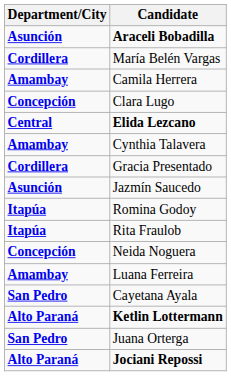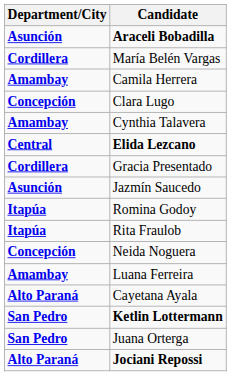rows swapped: (159, 144) <-> (154, 123)
(37, 295) San Pedro -> (43, 295) Alto Paraná
(43, 317) Alto Paraná -> (37, 317) San Pedro
